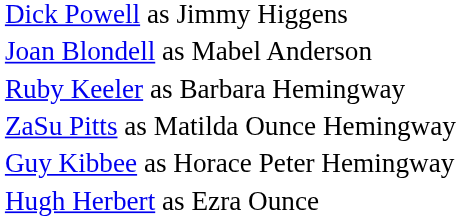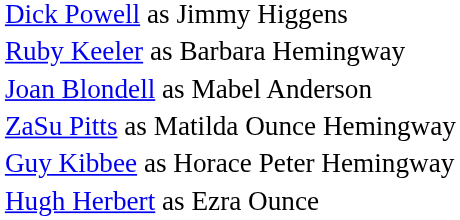rows swapped: (205, 88) <-> (188, 51)
